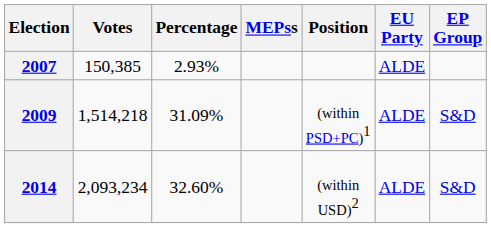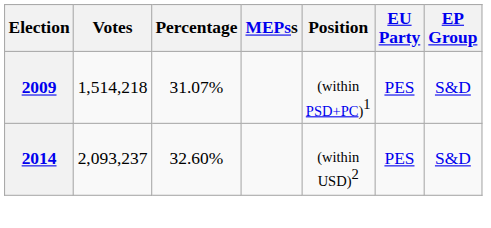- row: (39, 65)
(196, 115) 31.09% -> (196, 87) 31.07%
(402, 115) ALDE -> (399, 87) PES
(113, 186) 2,093,234 -> (113, 159) 2,093,237
(402, 186) ALDE -> (399, 159) PES
